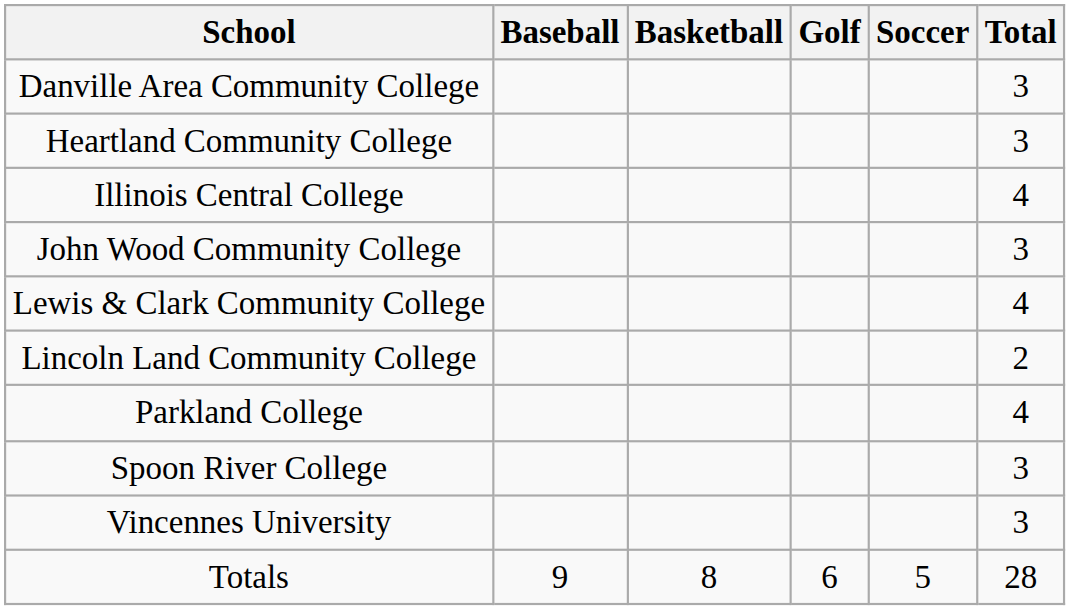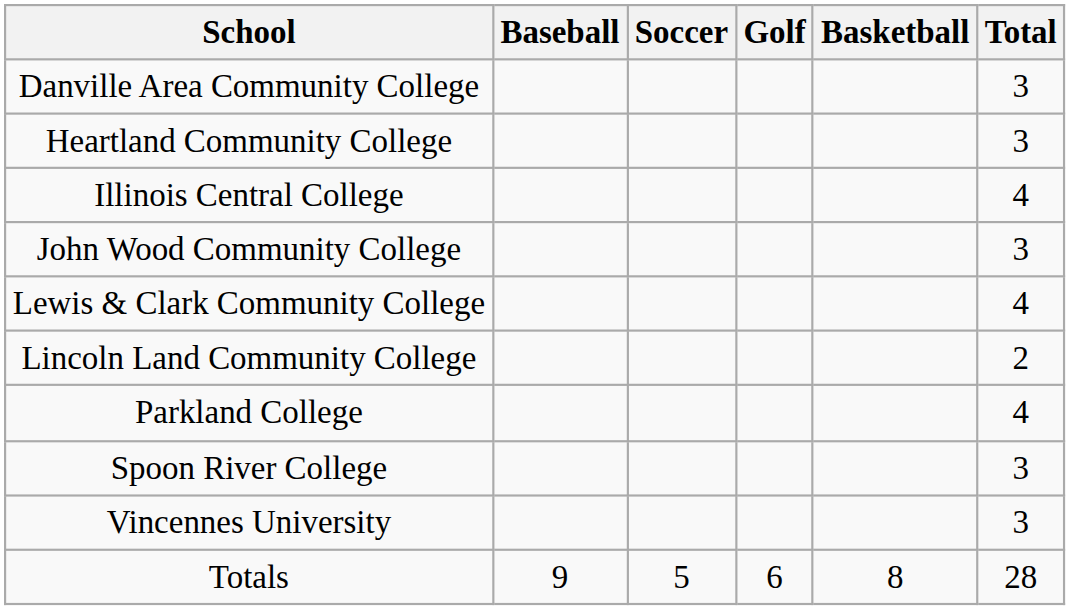columns swapped: (709, 31) <-> (923, 31)
